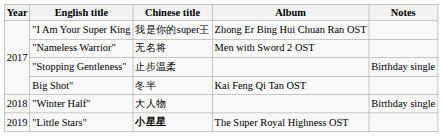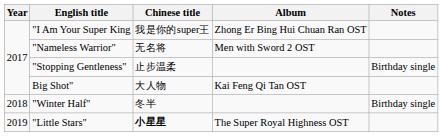(146, 85) 冬半 -> (151, 85) 大人物
(151, 103) 大人物 -> (146, 103) 冬半
